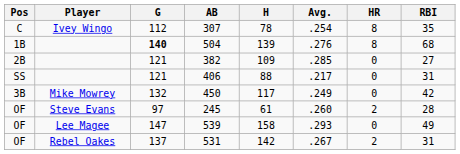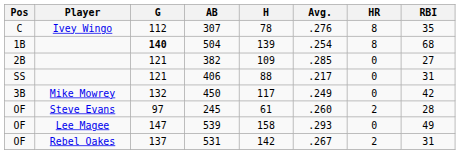(320, 29) .254 -> (320, 29) .276
(320, 45) .276 -> (320, 45) .254
